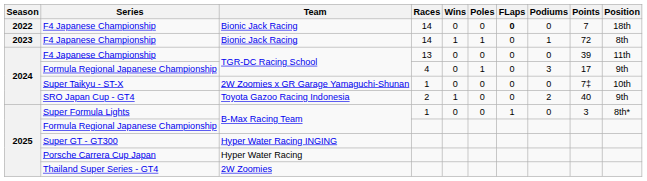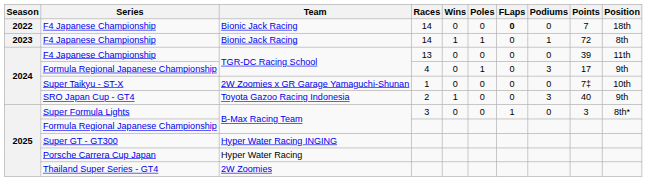(549, 98) 2 -> (549, 98) 3
(427, 112) 1 -> (427, 112) 3
